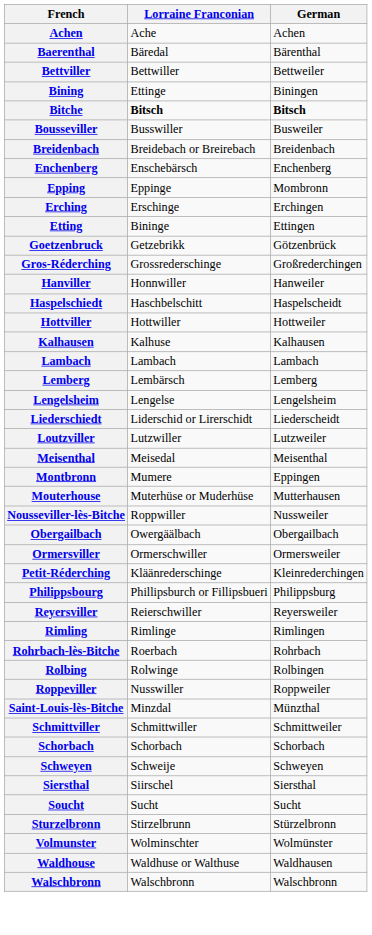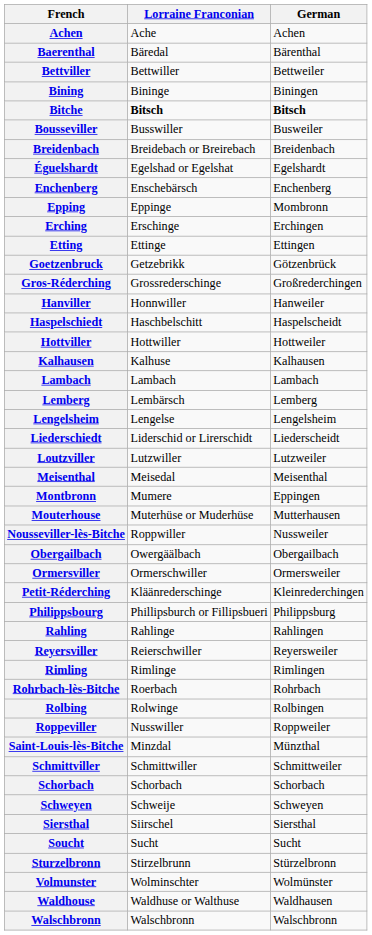(148, 91) Ettinge -> (150, 91) Bininge
+ row: (66, 168)
(150, 226) Bininge -> (148, 245) Ettinge
+ row: (66, 631)
